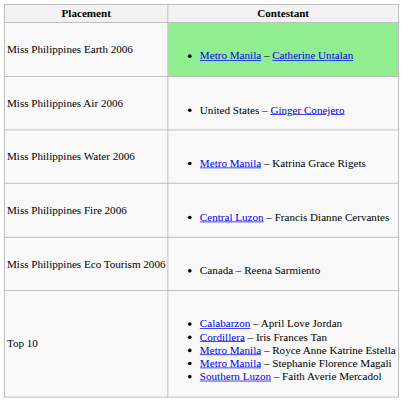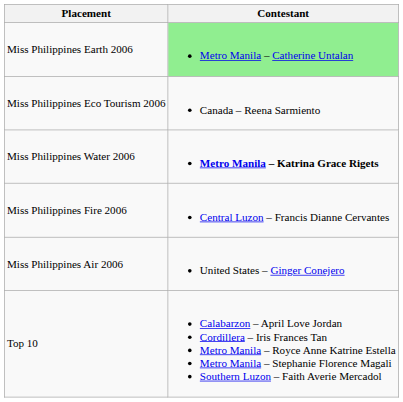rows swapped: (65, 103) <-> (86, 264)
(283, 163) normal -> (283, 163) bold
